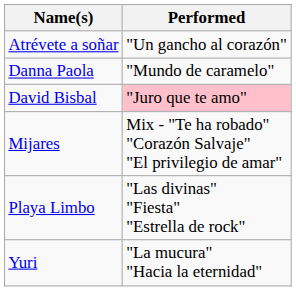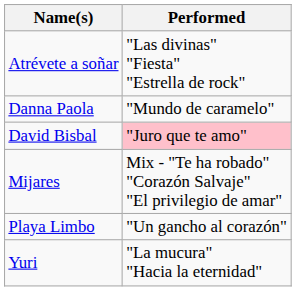(207, 44) "Un gancho al corazón" -> (186, 63) "Las divinas" "Fiesta" "Estrella de rock"
(186, 207) "Las divinas" "Fiesta" "Estrella de rock" -> (207, 226) "Un gancho al corazón"
